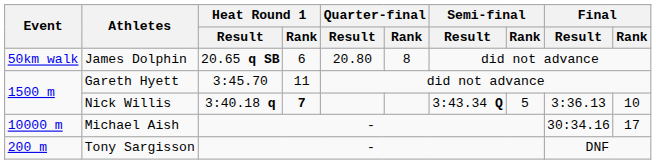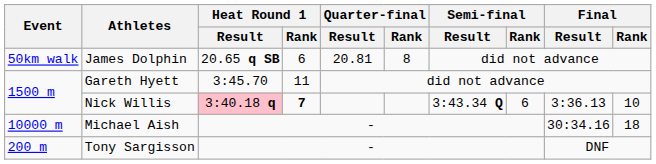(352, 59) 20.80 -> (352, 59) 20.81
(240, 103) no background -> (240, 103) pink background
(525, 103) 5 -> (525, 103) 6
(632, 125) 17 -> (632, 125) 18
